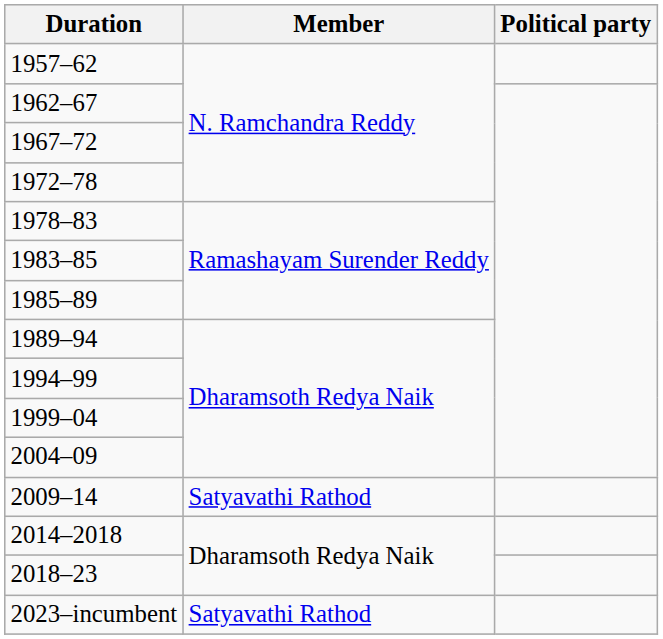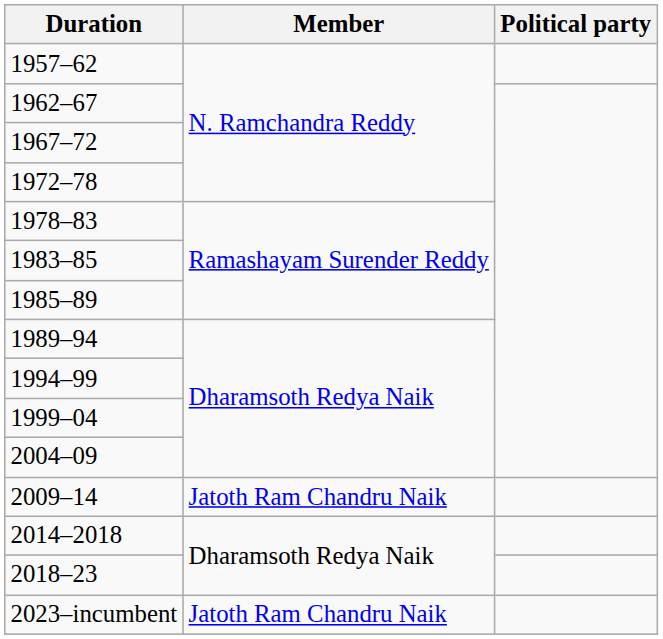(280, 496) Satyavathi Rathod -> (318, 496) Jatoth Ram Chandru Naik
(280, 614) Satyavathi Rathod -> (318, 614) Jatoth Ram Chandru Naik
